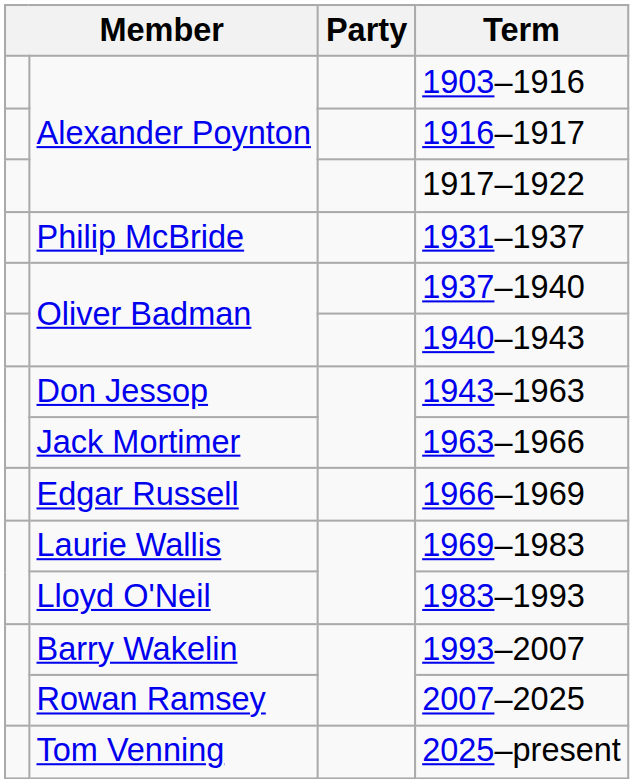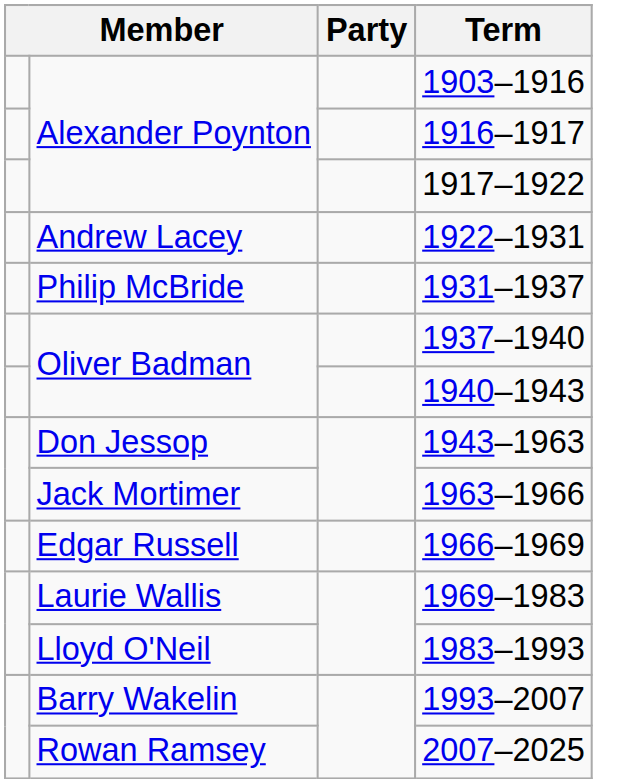+ row: (503, 236)
- row: (522, 751)
